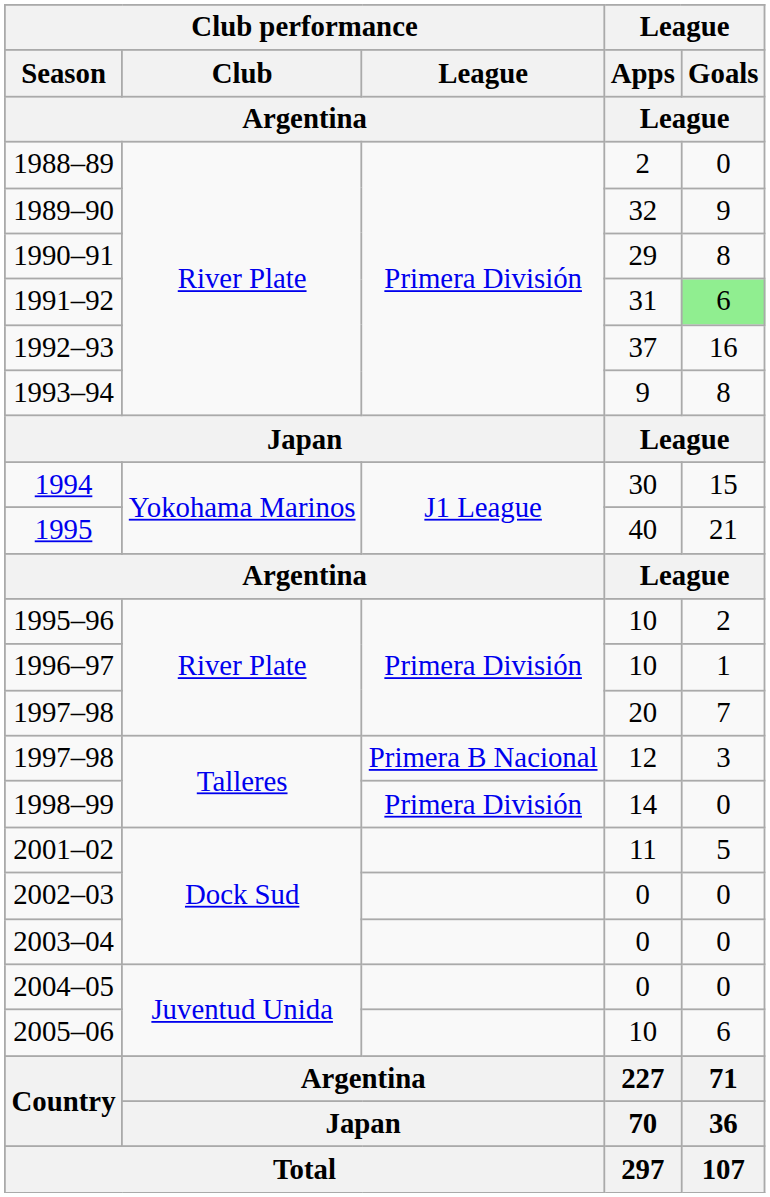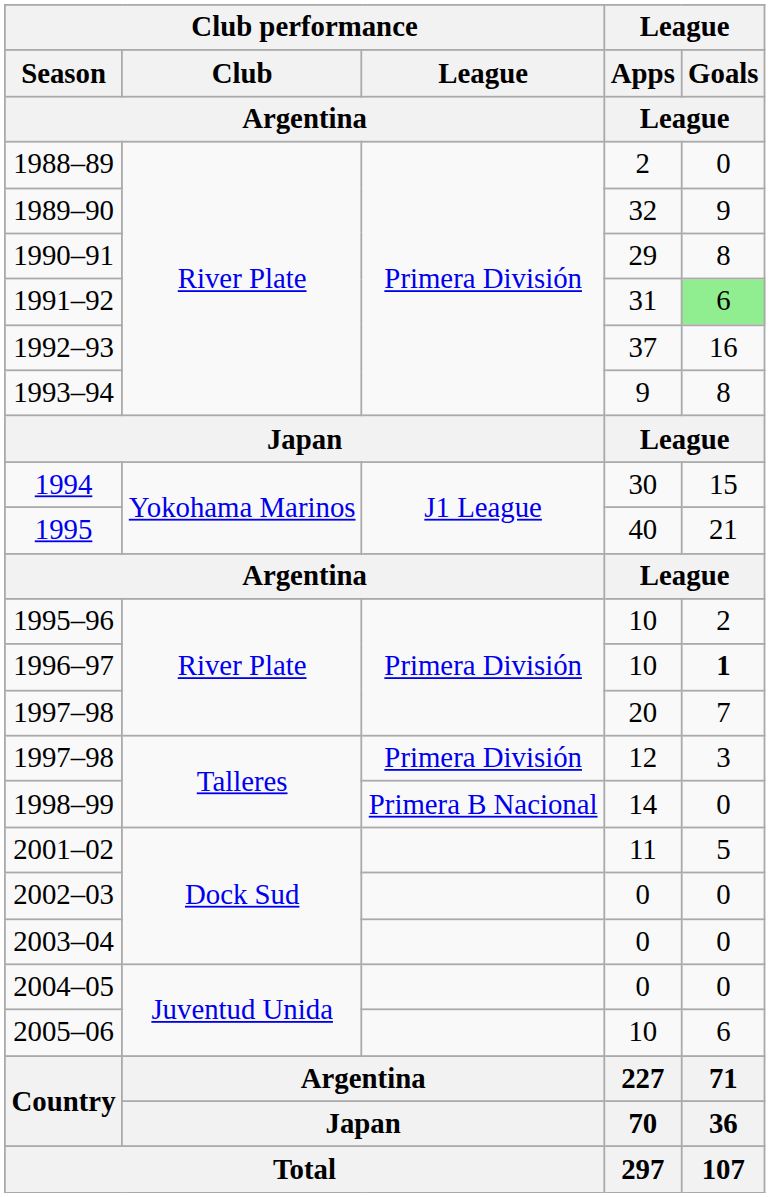(723, 666) normal -> (723, 666) bold
(483, 758) Primera B Nacional -> (483, 758) Primera División
(483, 803) Primera División -> (483, 803) Primera B Nacional
